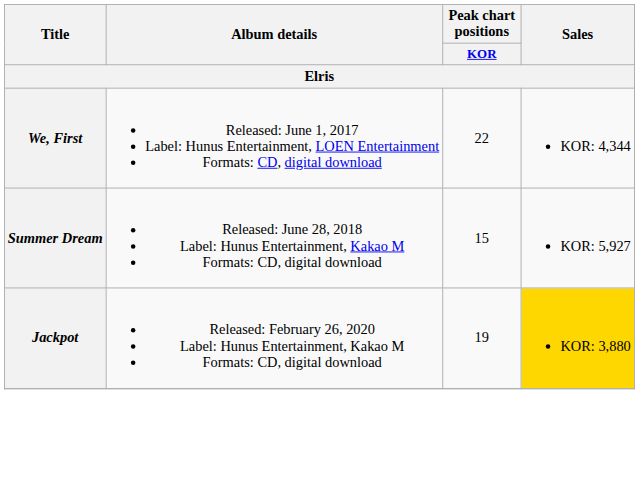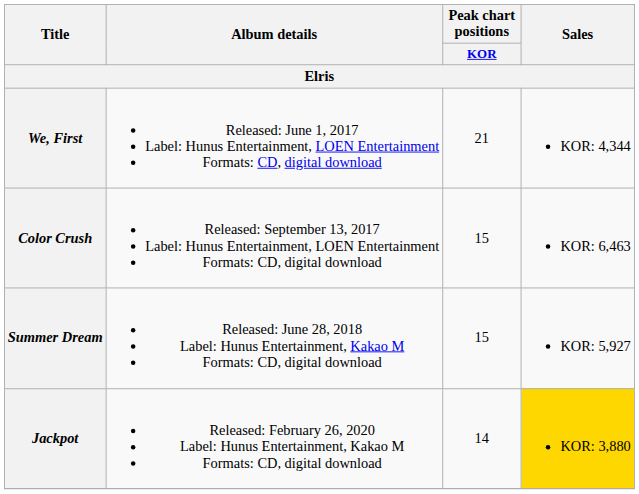(482, 137) 22 -> (482, 137) 21
+ row: (55, 238)
(482, 338) 19 -> (482, 438) 14
